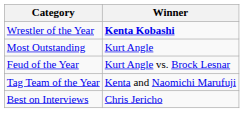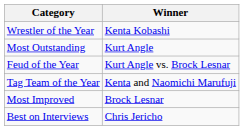(140, 30) bold -> (137, 30) normal
+ row: (41, 99)
